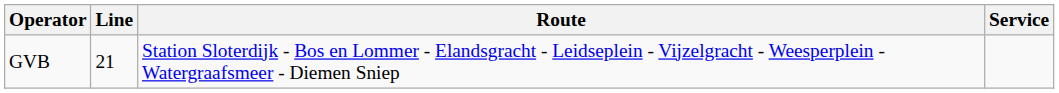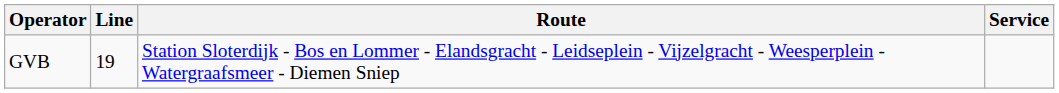(105, 61) 21 -> (105, 61) 19
